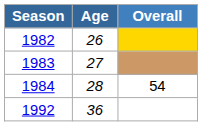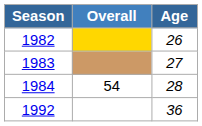columns swapped: (95, 16) <-> (157, 16)
